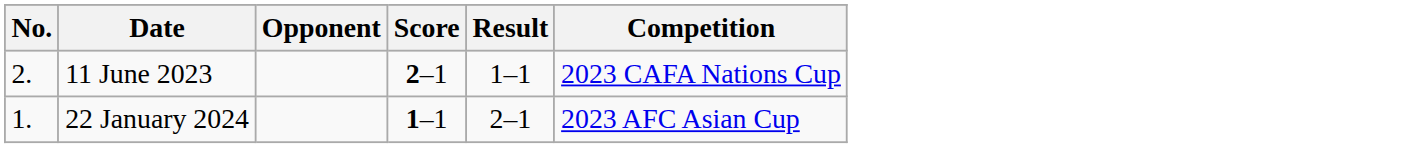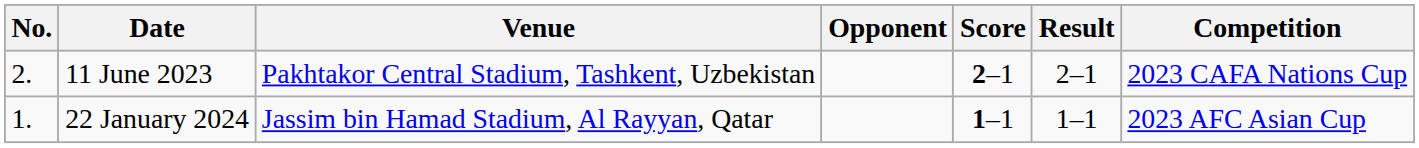+ column: (539, 27)
(510, 73) 1–1 -> (1077, 73) 2–1
(510, 119) 2–1 -> (1077, 119) 1–1
